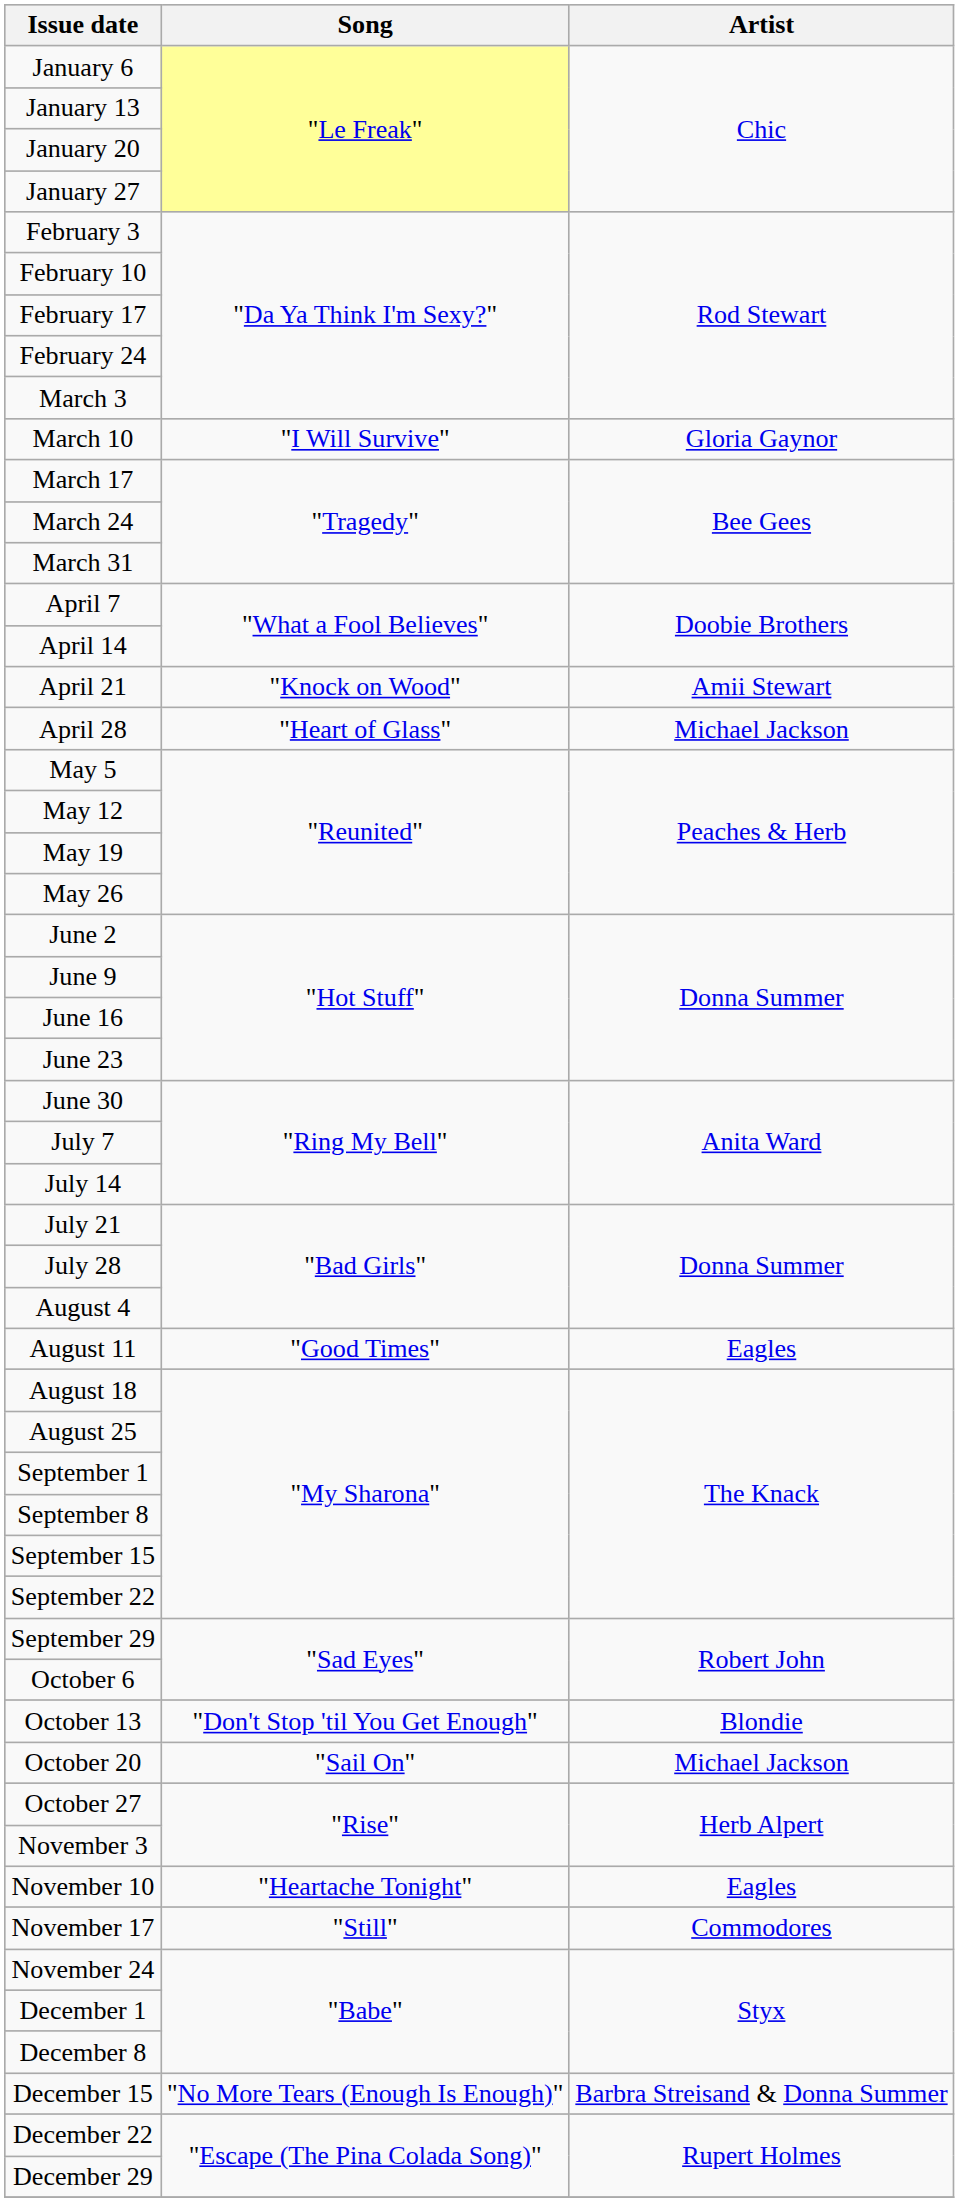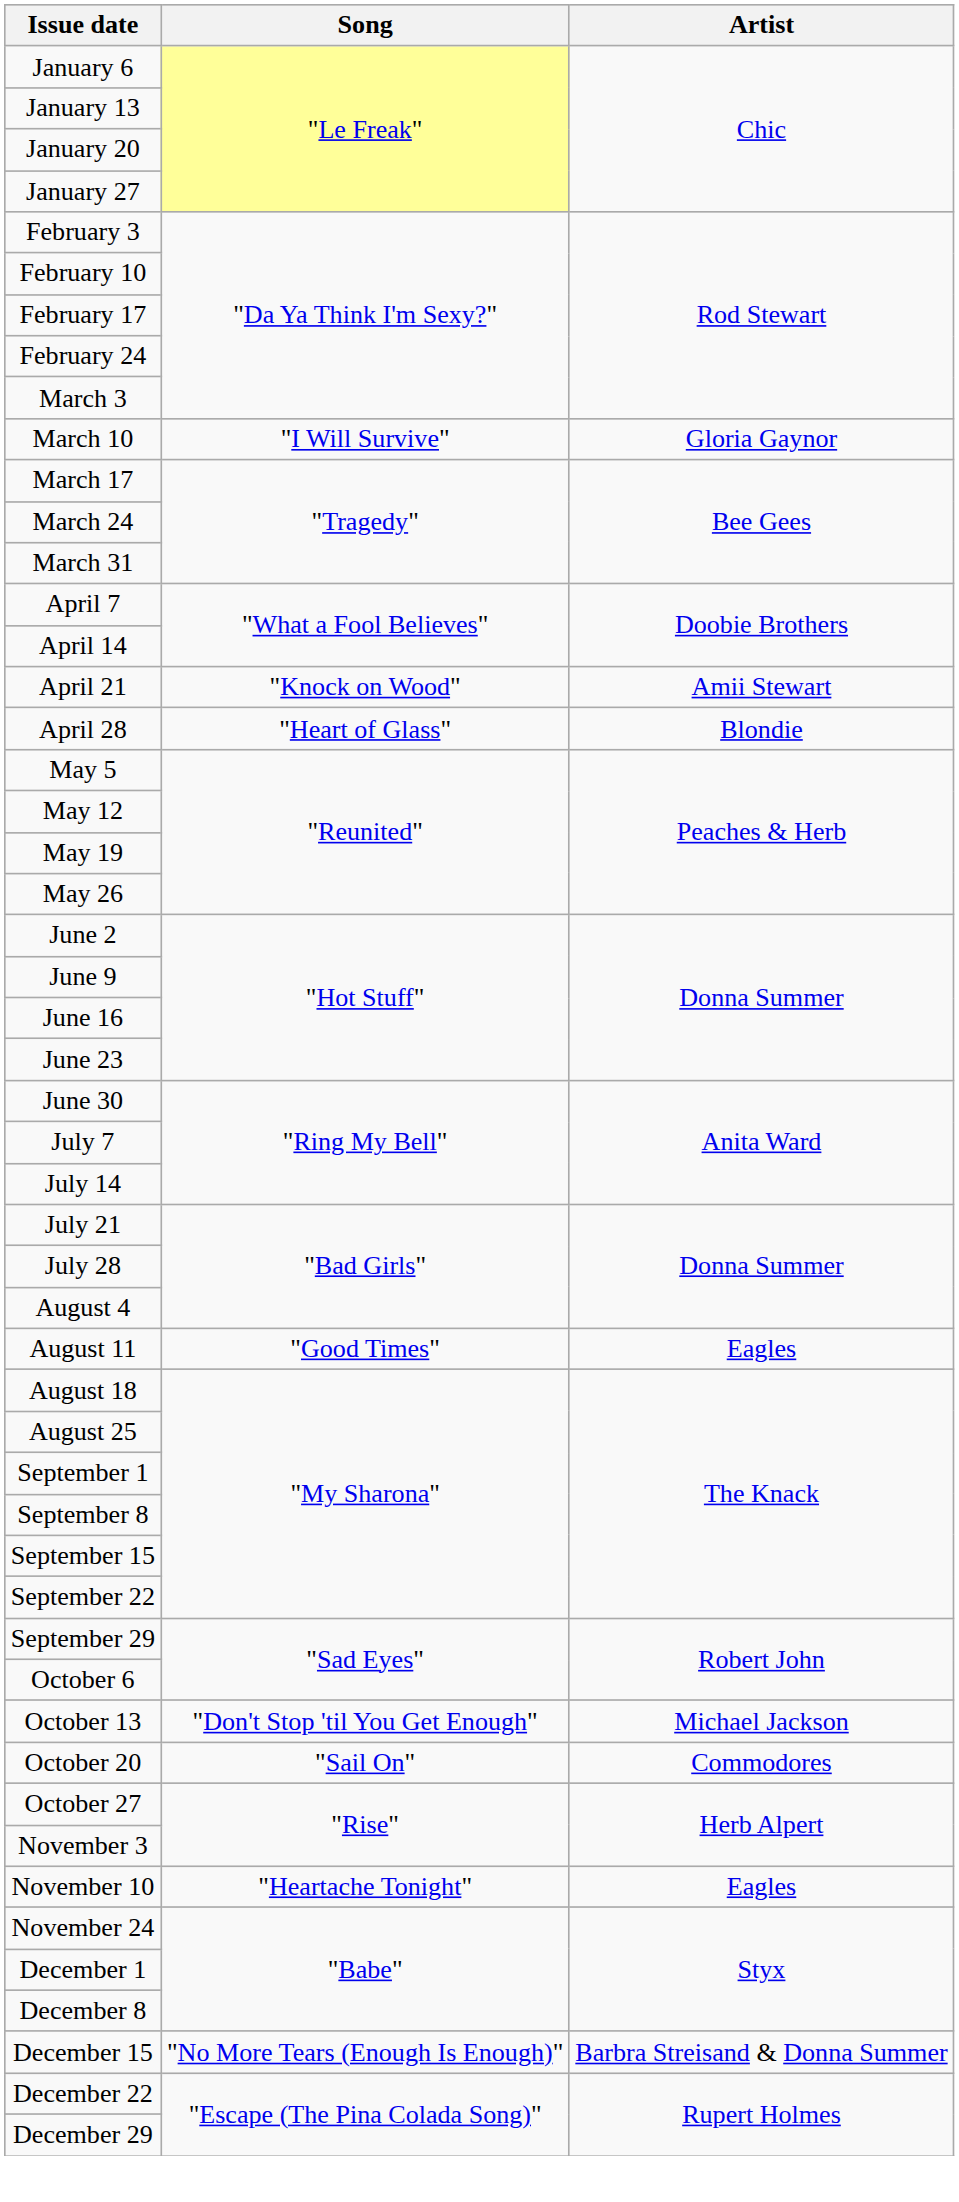(761, 728) Michael Jackson -> (761, 728) Blondie
(761, 1720) Blondie -> (761, 1720) Michael Jackson
(761, 1762) Michael Jackson -> (761, 1762) Commodores
- row: (83, 1927)
